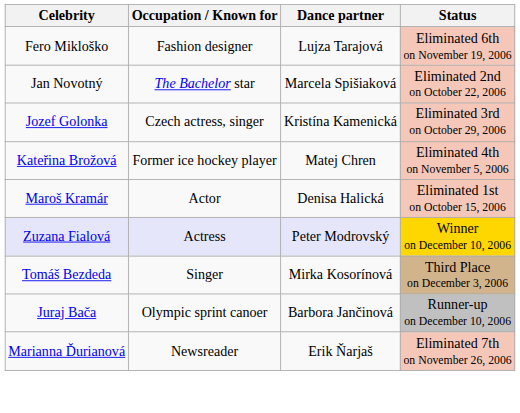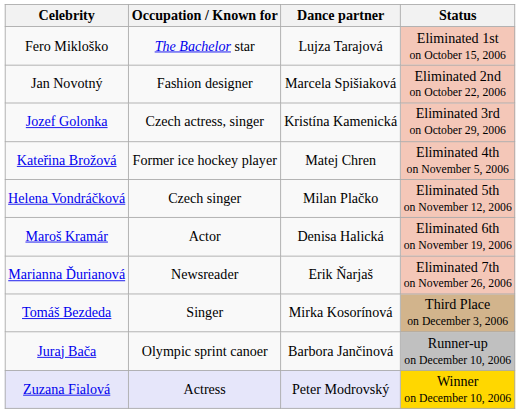(205, 45) Fashion designer -> (205, 45) The Bachelor star
(458, 45) Eliminated 6th on November 19, 2006 -> (458, 45) Eliminated 1st on October 15, 2006
(205, 84) The Bachelor star -> (205, 84) Fashion designer
+ row: (67, 198)
(458, 198) Eliminated 1st on October 15, 2006 -> (458, 236) Eliminated 6th on November 19, 2006
rows swapped: (67, 351) <-> (67, 236)
